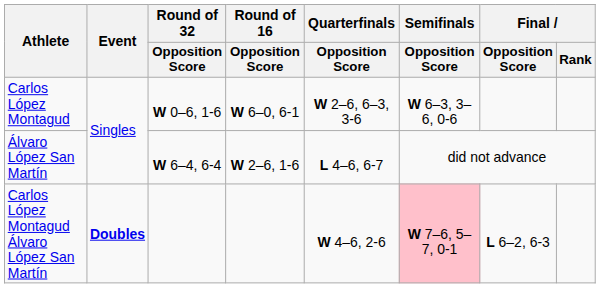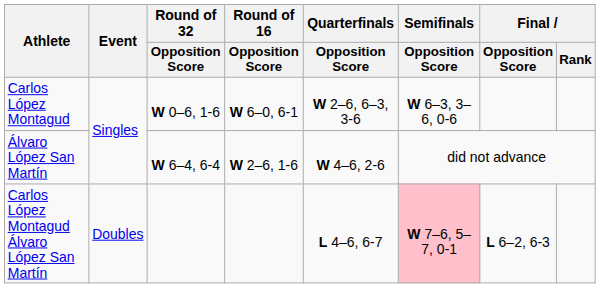(352, 165) L 4–6, 6-7 -> (351, 165) W 4–6, 2-6
(118, 234) bold -> (118, 234) normal
(352, 242) W 4–6, 2-6 -> (351, 242) L 4–6, 6-7
